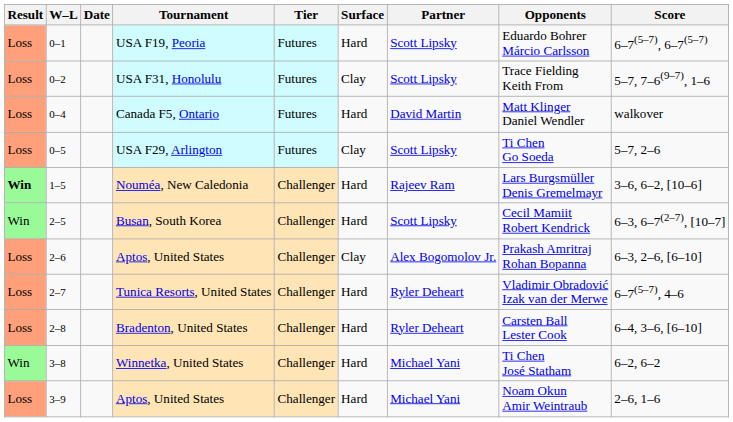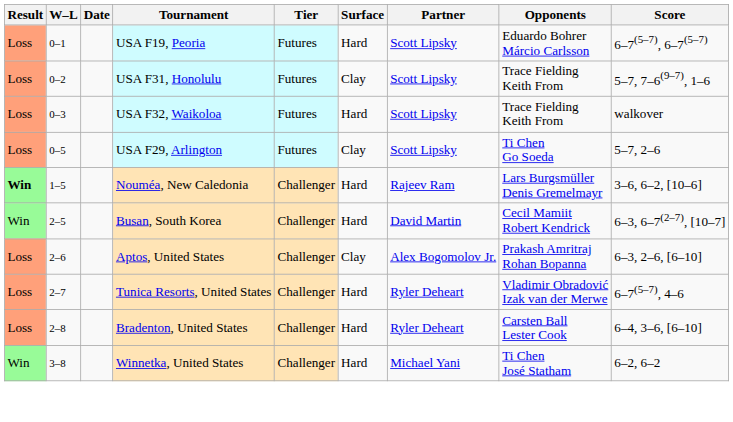+ row: (57, 115)
- row: (57, 115)
(424, 220) Scott Lipsky -> (426, 220) David Martin
- row: (57, 399)
